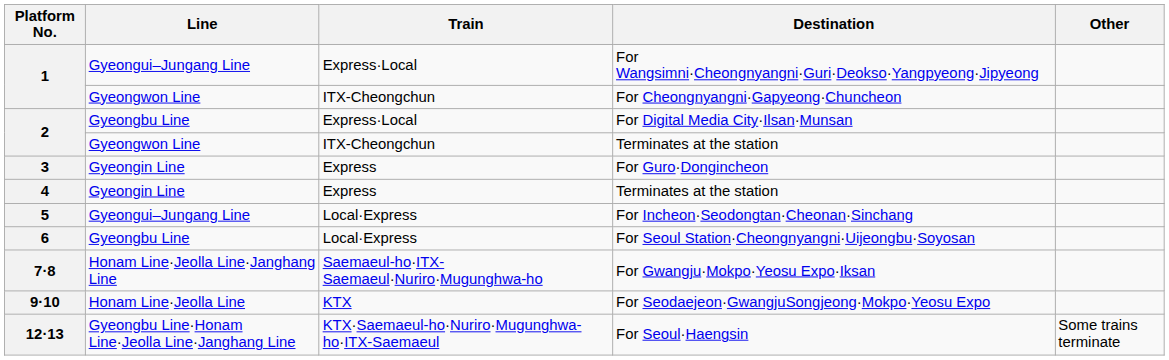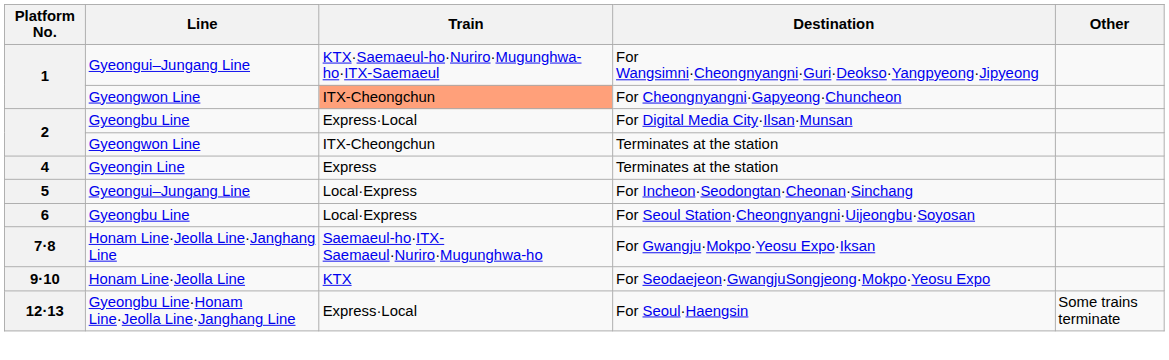(370, 65) Express·Local -> (452, 65) KTX·Saemaeul-ho·Nuriro·Mugunghwa-ho·ITX-Saemaeul
(379, 96) no background -> (379, 96) lightsalmon background
- row: (45, 167)
(452, 334) KTX·Saemaeul-ho·Nuriro·Mugunghwa-ho·ITX-Saemaeul -> (370, 310) Express·Local
